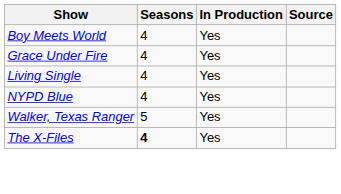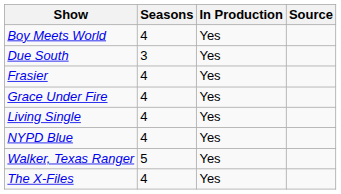+ row: (38, 55)
+ row: (28, 76)
(144, 138) bold -> (144, 179) normal
